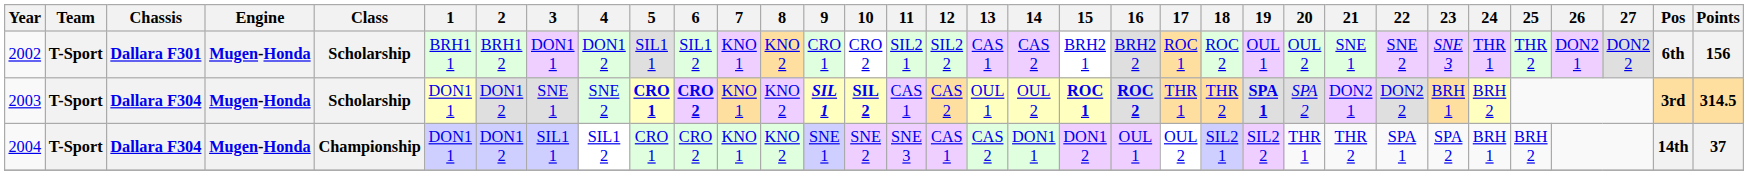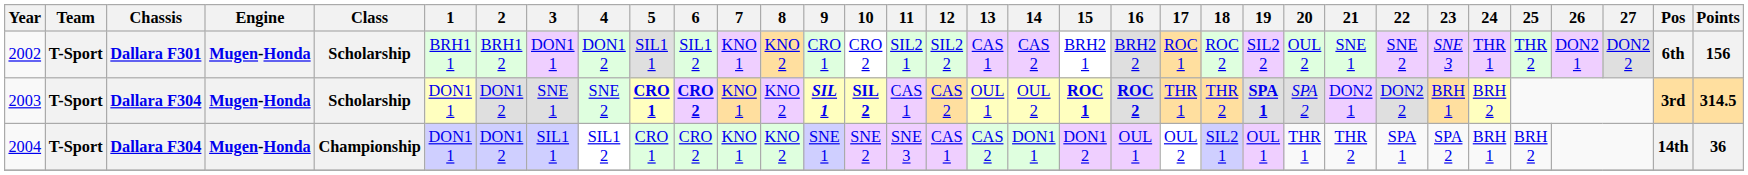(1263, 54) OUL 1 -> (1263, 54) SIL2 2
(1263, 146) SIL2 2 -> (1263, 146) OUL 1
(1718, 146) 37 -> (1718, 146) 36
